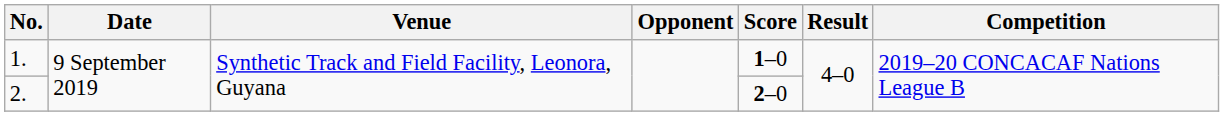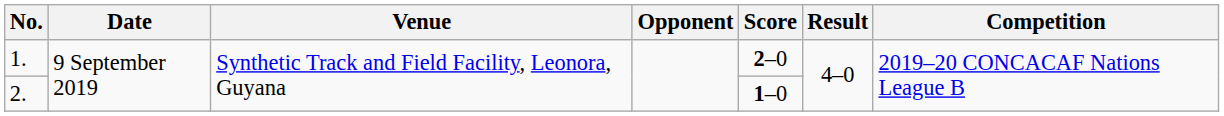(770, 57) 1–0 -> (770, 57) 2–0
(770, 93) 2–0 -> (770, 93) 1–0
